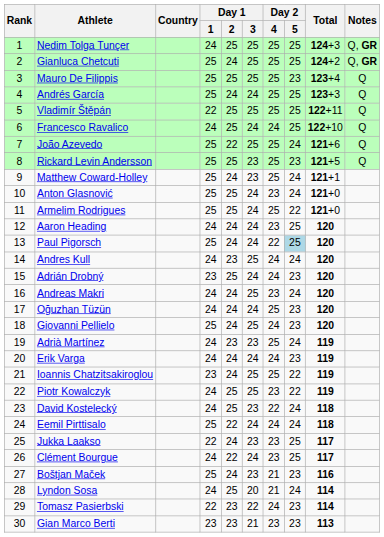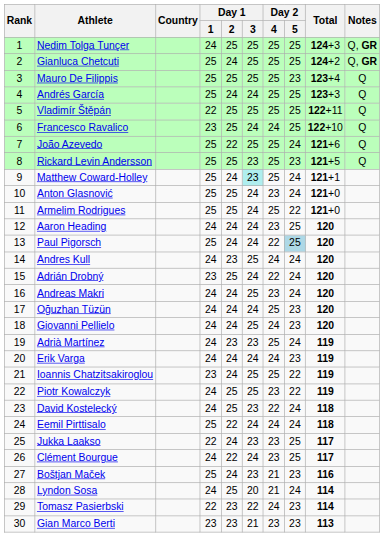(211, 128) 24 -> (211, 128) 23
(253, 177) no background -> (253, 177) paleturquoise background
(274, 276) 24 -> (274, 276) 22
(295, 276) 23 -> (295, 276) 24
(211, 326) 25 -> (211, 326) 24
